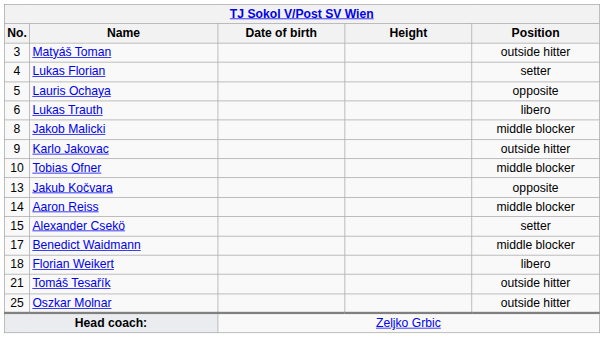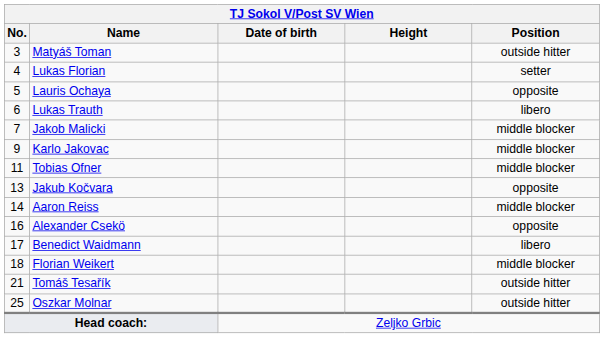(17, 129) 8 -> (17, 129) 7
(536, 149) outside hitter -> (536, 149) middle blocker
(17, 168) 10 -> (17, 168) 11
(17, 226) 15 -> (17, 226) 16
(536, 226) setter -> (536, 226) opposite
(536, 245) middle blocker -> (536, 245) libero
(536, 264) libero -> (536, 264) middle blocker
